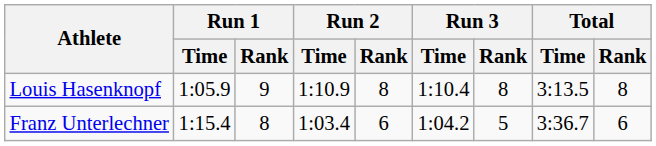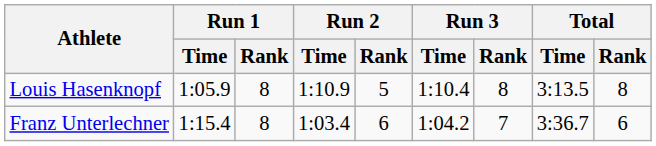(264, 89) 9 -> (264, 89) 8
(384, 89) 8 -> (384, 89) 5
(503, 123) 5 -> (503, 123) 7
